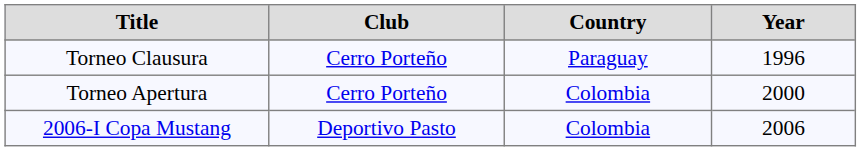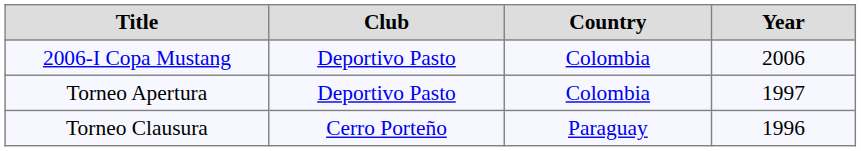rows swapped: (137, 57) <-> (137, 127)
(387, 92) Cerro Porteño -> (386, 92) Deportivo Pasto
(783, 92) 2000 -> (783, 92) 1997
